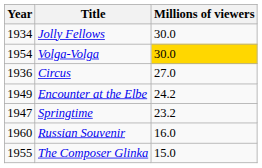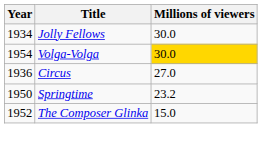- row: (93, 93)
(20, 113) 1947 -> (20, 93) 1950
- row: (81, 133)
(20, 152) 1955 -> (20, 113) 1952
